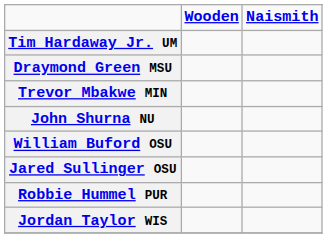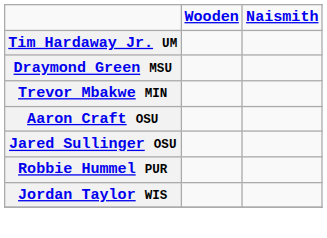- row: (93, 118)
- row: (93, 144)
+ row: (93, 118)
